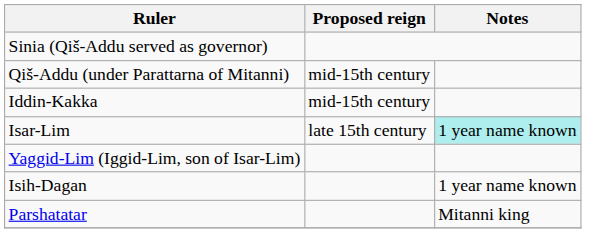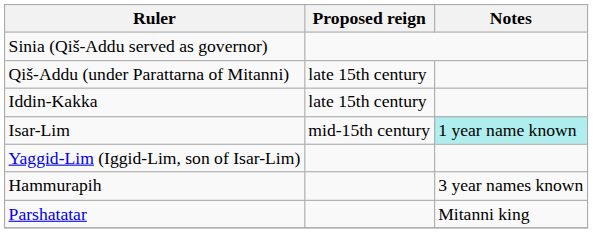(369, 74) mid-15th century -> (368, 74) late 15th century
(369, 102) mid-15th century -> (368, 102) late 15th century
(368, 130) late 15th century -> (369, 130) mid-15th century
- row: (48, 185)
+ row: (55, 185)
